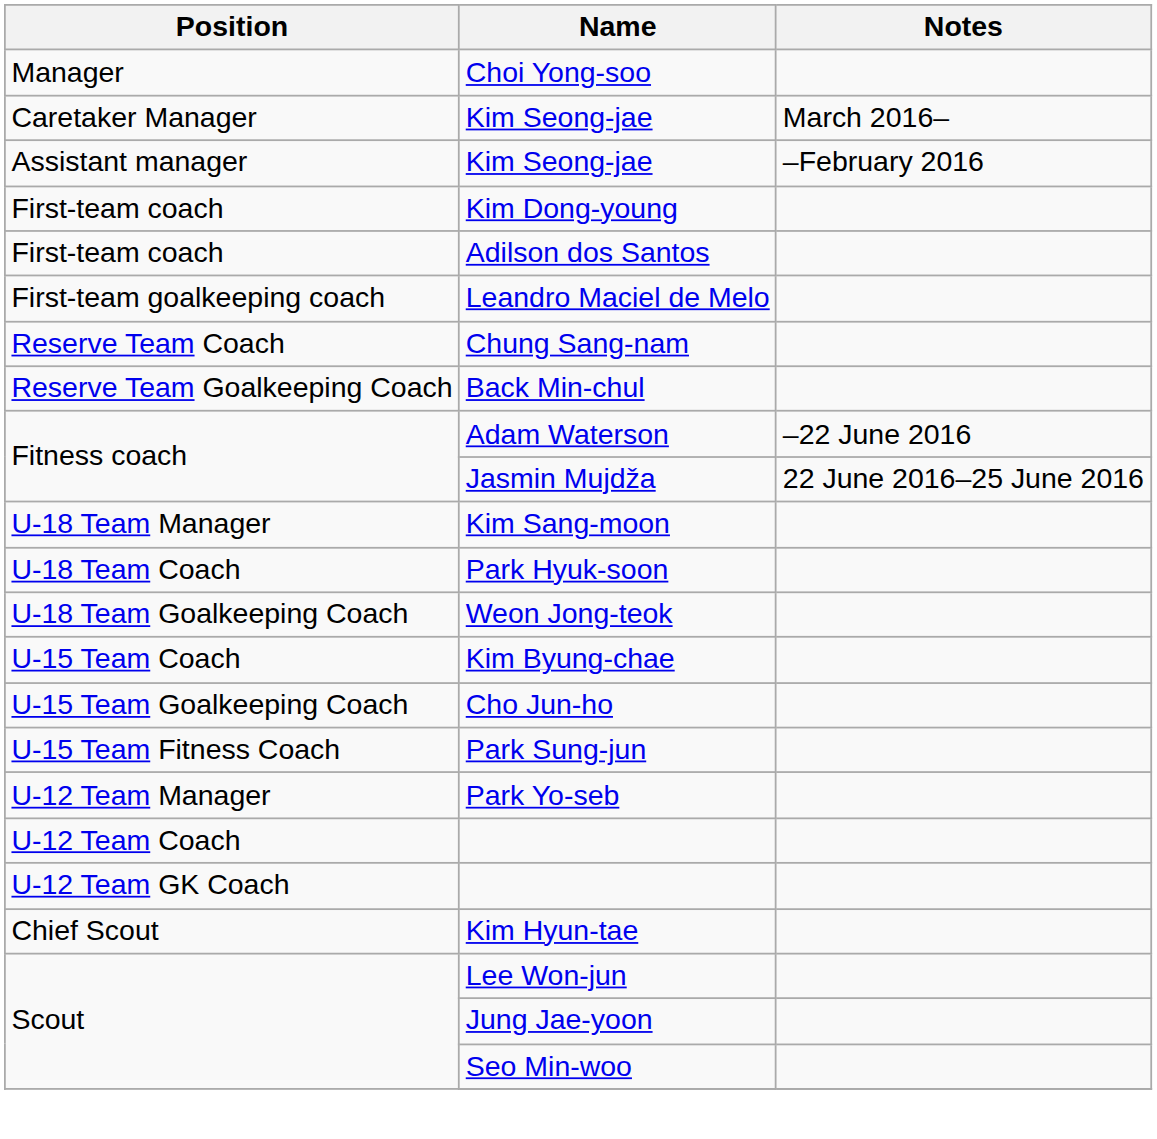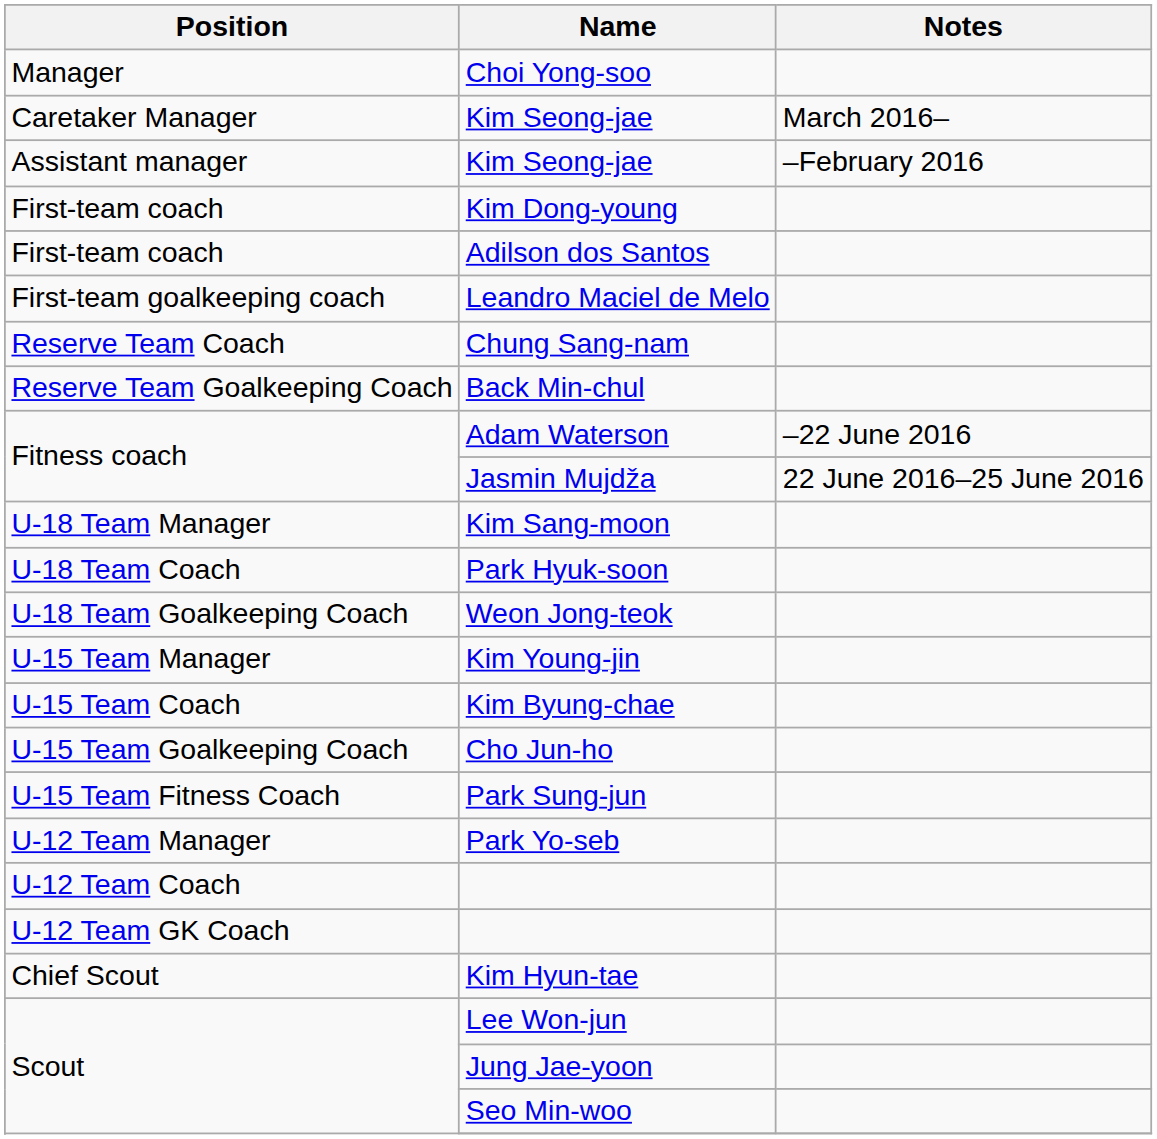+ row: (141, 659)
